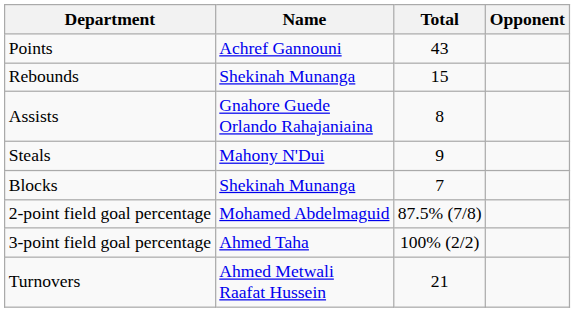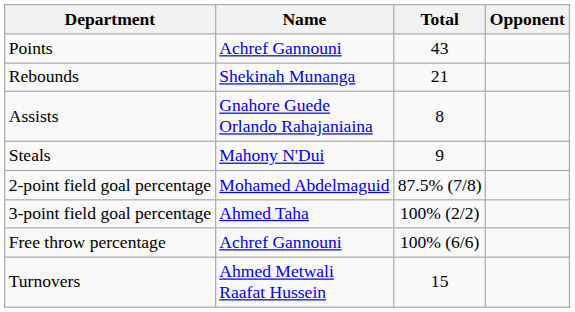(440, 77) 15 -> (440, 77) 21
- row: (33, 184)
+ row: (87, 242)
(440, 282) 21 -> (440, 282) 15
